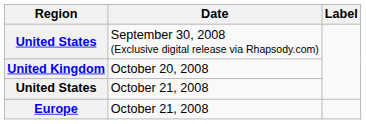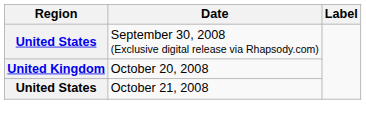- row: (56, 108)
